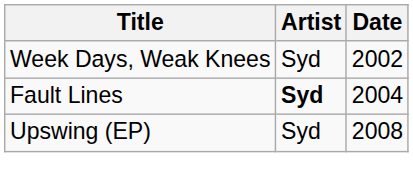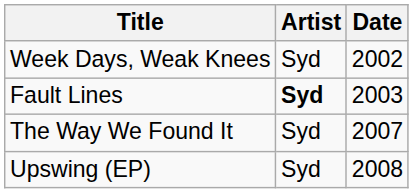(377, 95) 2004 -> (377, 95) 2003
+ row: (121, 132)
